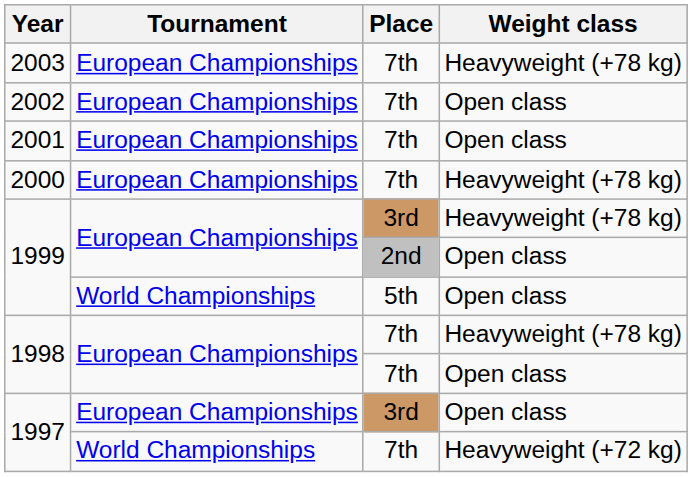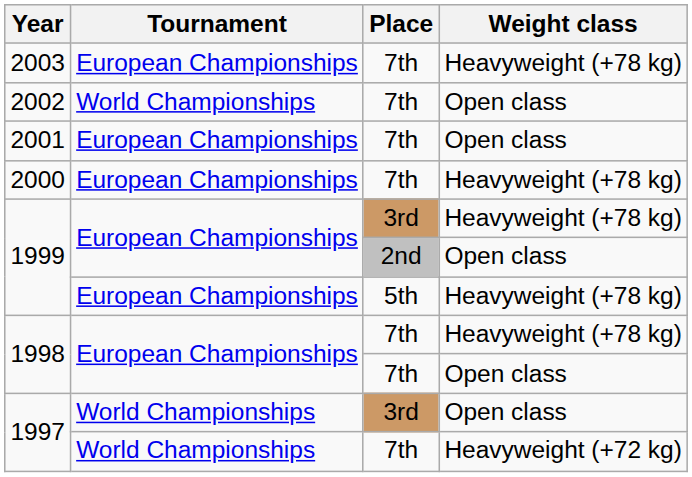(217, 101) European Championships -> (196, 101) World Championships
(196, 295) World Championships -> (217, 295) European Championships
(506, 295) Open class -> (563, 295) Heavyweight (+78 kg)
(217, 412) European Championships -> (196, 412) World Championships
